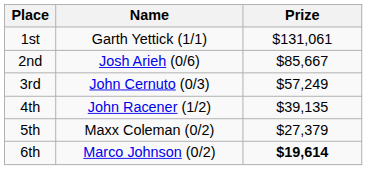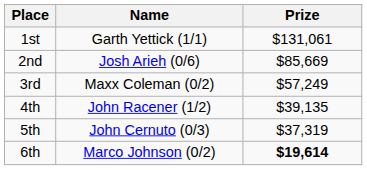(302, 61) $85,667 -> (302, 61) $85,669
(149, 84) John Cernuto (0/3) -> (149, 84) Maxx Coleman (0/2)
(149, 130) Maxx Coleman (0/2) -> (149, 130) John Cernuto (0/3)
(302, 130) $27,379 -> (302, 130) $37,319
